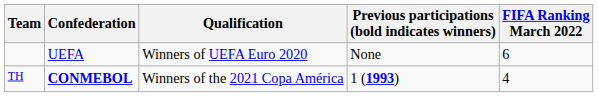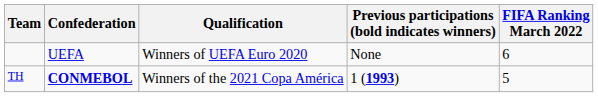(506, 78) 4 -> (506, 78) 5
